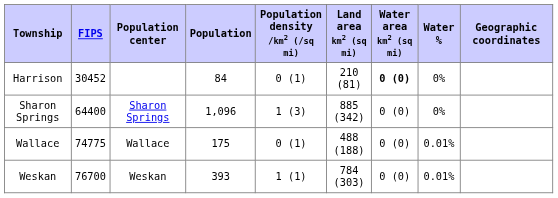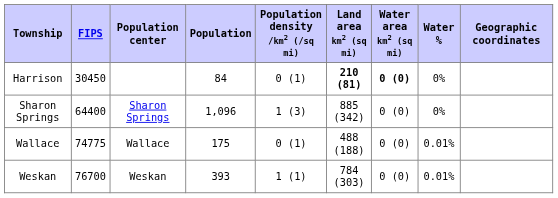(90, 79) 30452 -> (90, 79) 30450
(349, 79) normal -> (349, 79) bold
